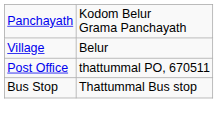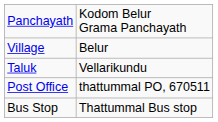+ row: (22, 68)
